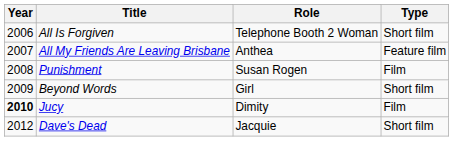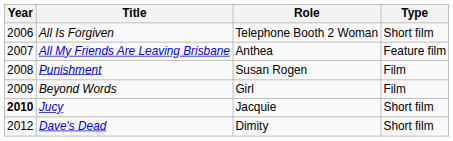(408, 88) Short film -> (395, 88) Film
(252, 107) Dimity -> (256, 107) Jacquie
(395, 107) Film -> (408, 107) Short film
(256, 126) Jacquie -> (252, 126) Dimity
